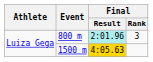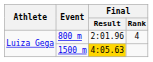(107, 37) paleturquoise background -> (107, 37) no background
(137, 37) 3 -> (137, 37) 4
